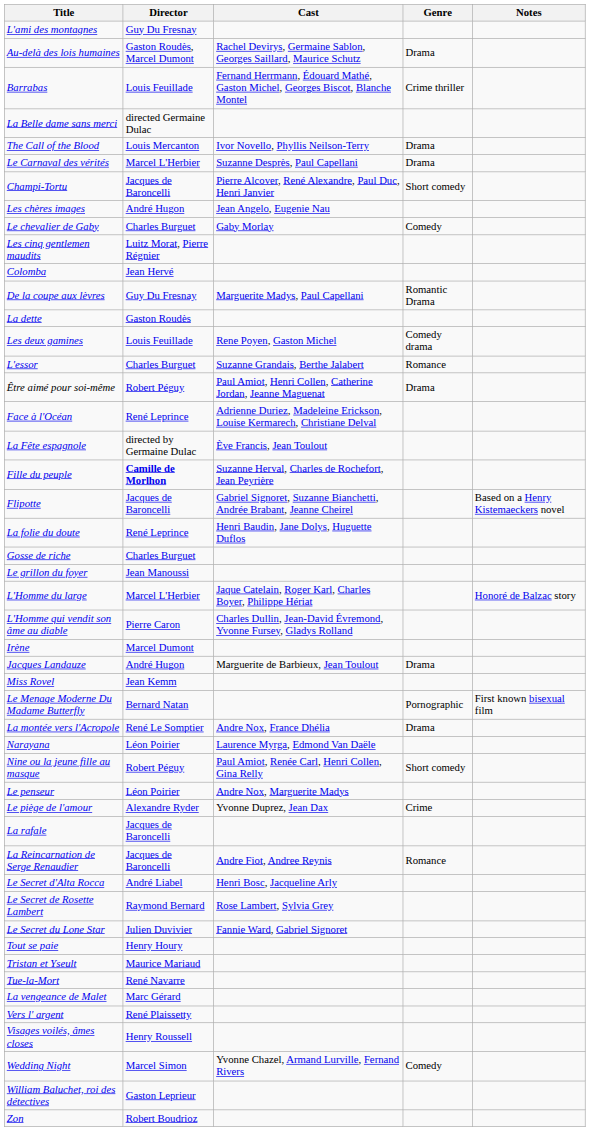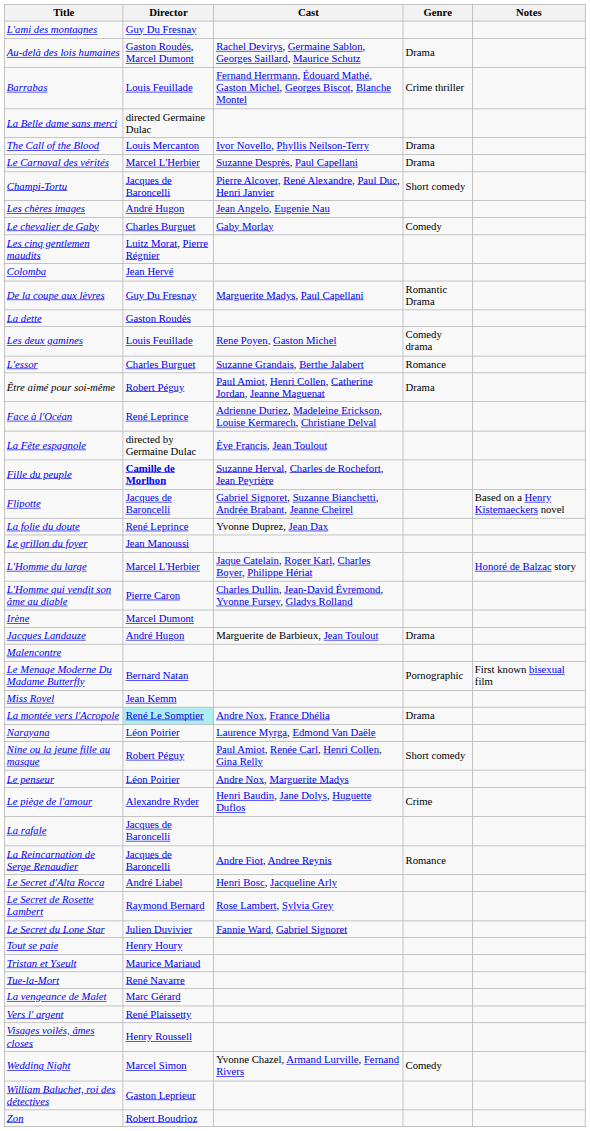(294, 532) Henri Baudin, Jane Dolys, Huguette Duflos -> (272, 526) Yvonne Duprez, Jean Dax
- row: (39, 555)
+ row: (34, 652)
rows swapped: (59, 705) <-> (30, 681)
(165, 728) no background -> (165, 715) paleturquoise background
(272, 808) Yvonne Duprez, Jean Dax -> (294, 802) Henri Baudin, Jane Dolys, Huguette Duflos
